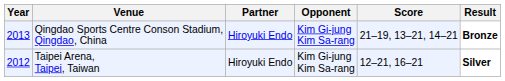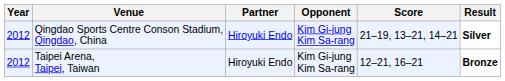(18, 35) 2013 -> (18, 35) 2012
(480, 35) Bronze -> (477, 35) Silver
(477, 63) Silver -> (480, 63) Bronze
